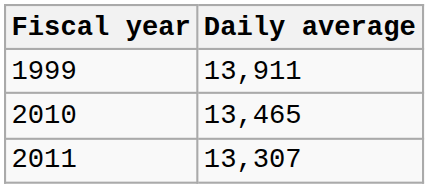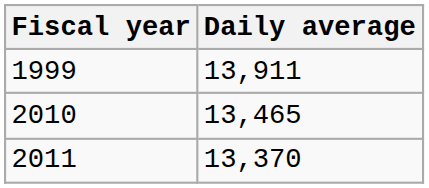(253, 160) 13,307 -> (253, 160) 13,370
